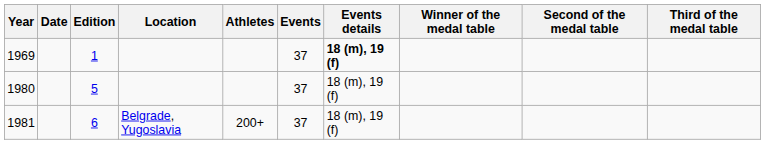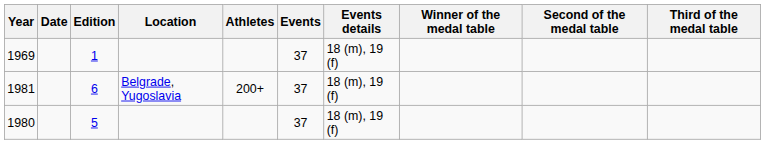(355, 55) bold -> (355, 55) normal
rows swapped: (21, 89) <-> (21, 122)
